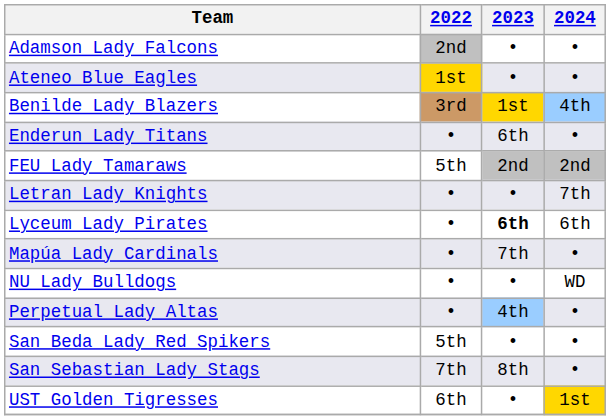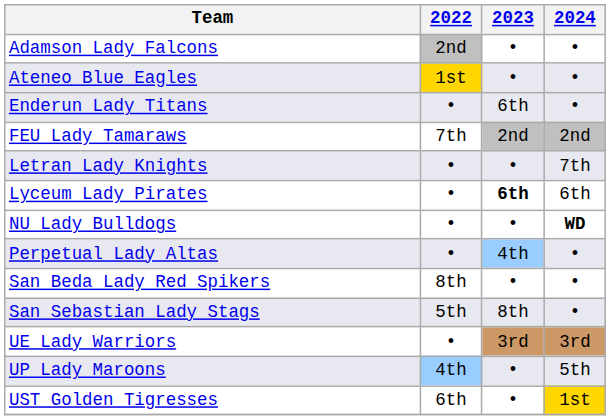- row: (113, 107)
(451, 166) 5th -> (451, 136) 7th
- row: (113, 253)
(575, 283) normal -> (575, 224) bold
(451, 341) 5th -> (451, 283) 8th
(451, 371) 7th -> (451, 312) 5th
+ row: (93, 341)
+ row: (87, 371)
